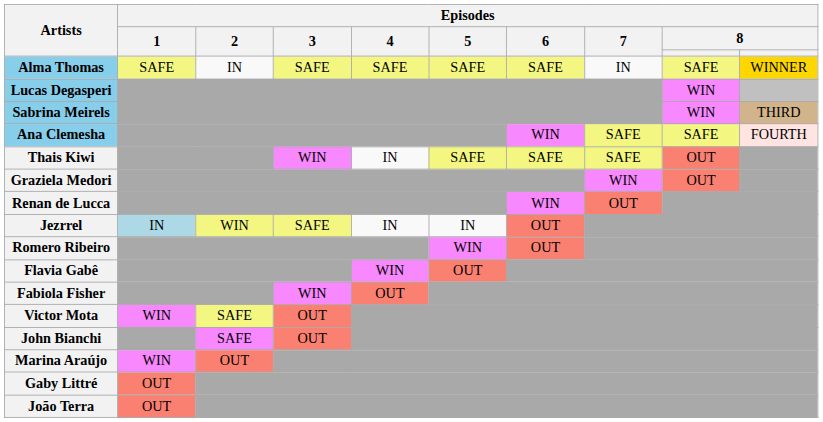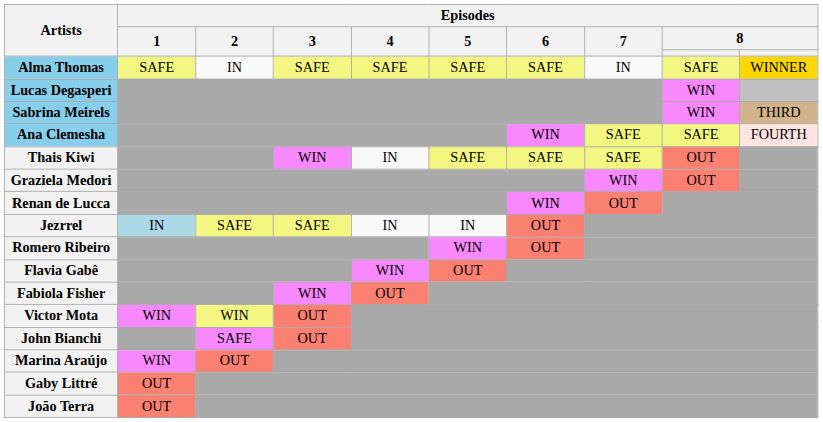(234, 225) WIN -> (234, 225) SAFE
(234, 315) SAFE -> (234, 315) WIN
